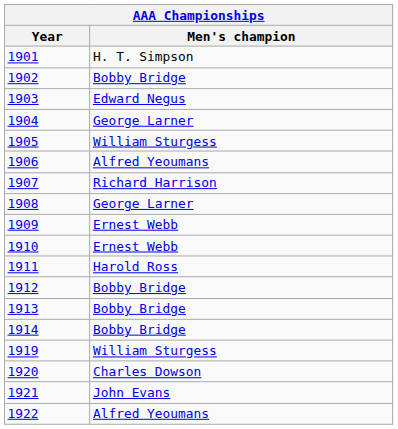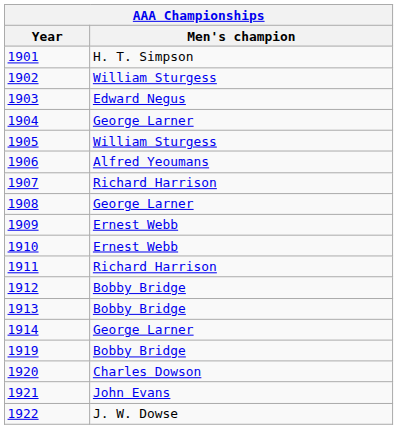(139, 78) Bobby Bridge -> (155, 78) William Sturgess
(135, 267) Harold Ross -> (155, 267) Richard Harrison
(139, 330) Bobby Bridge -> (143, 330) George Larner
(155, 351) William Sturgess -> (139, 351) Bobby Bridge
(151, 414) Alfred Yeoumans -> (135, 414) J. W. Dowse
